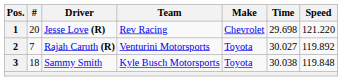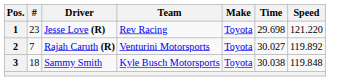(34, 29) 20 -> (34, 29) 23
(244, 29) Chevrolet -> (238, 29) Toyota
